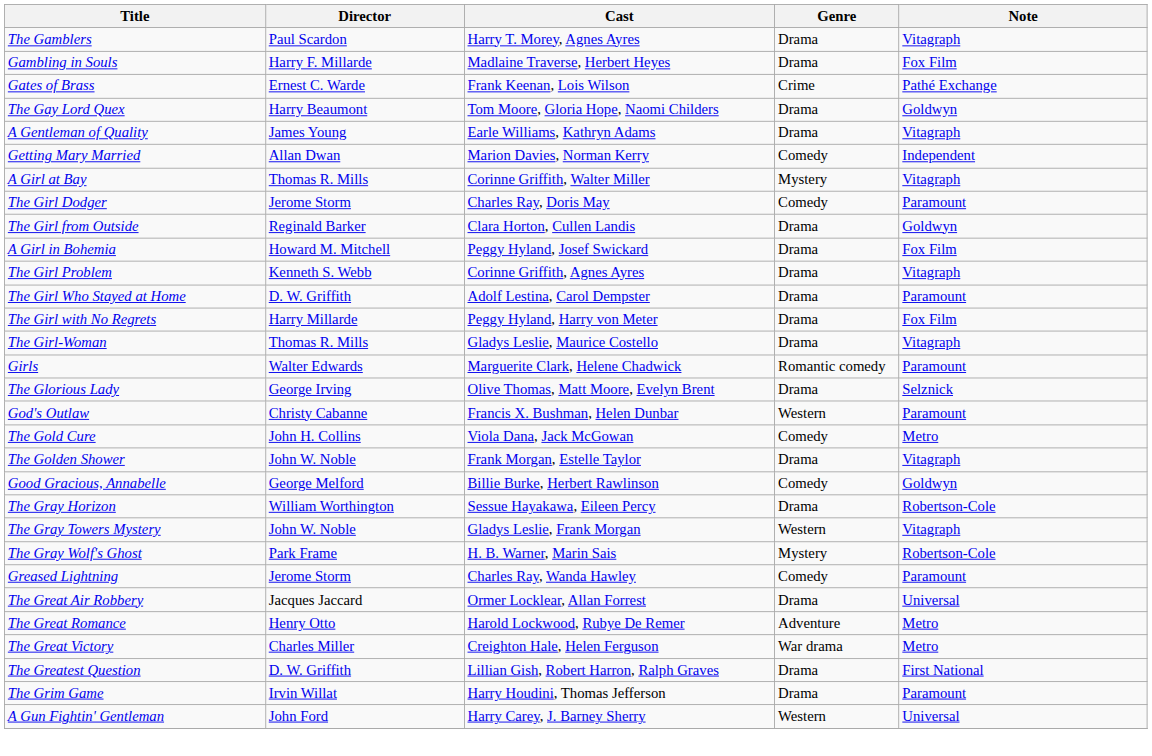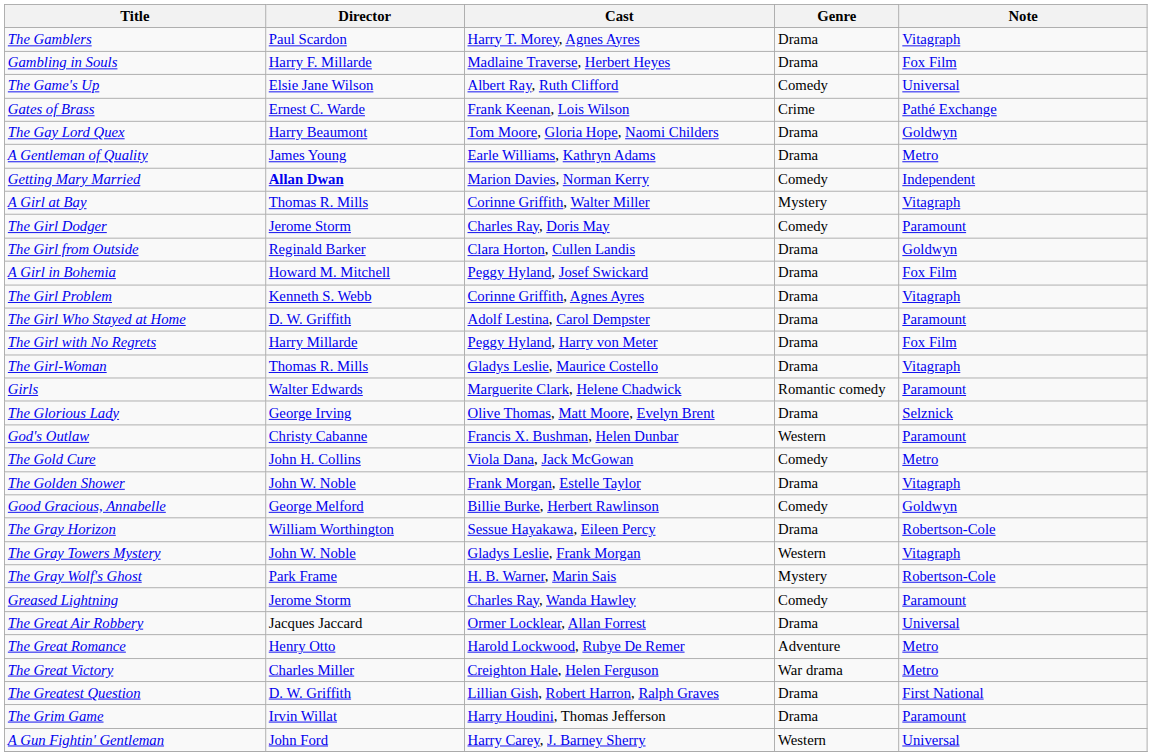+ row: (54, 86)
(931, 132) Vitagraph -> (920, 156) Metro
(305, 156) normal -> (306, 179) bold
